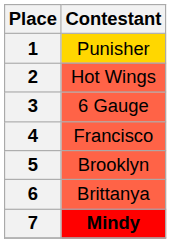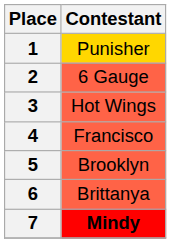(113, 77) Hot Wings -> (113, 77) 6 Gauge
(113, 106) 6 Gauge -> (113, 106) Hot Wings
